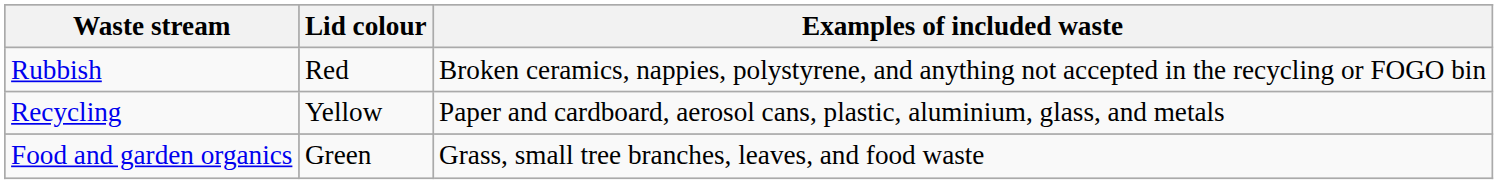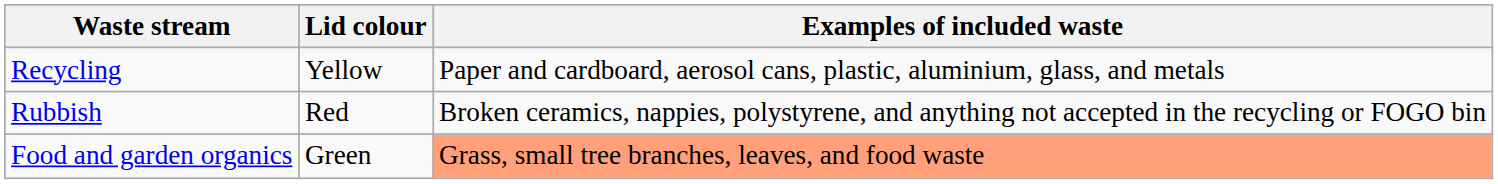rows swapped: (56, 69) <-> (66, 112)
(712, 155) no background -> (712, 155) lightsalmon background
